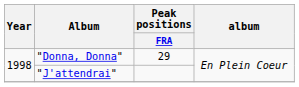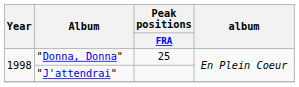(164, 57) 29 -> (164, 57) 25
